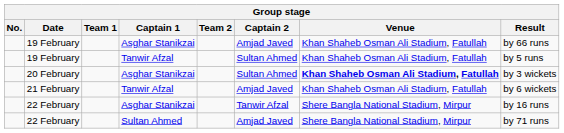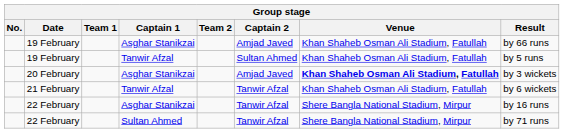(267, 74) Sultan Ahmed -> (265, 74) Amjad Javed
(265, 89) Amjad Javed -> (262, 89) Tanwir Afzal
(265, 120) Amjad Javed -> (262, 120) Tanwir Afzal
